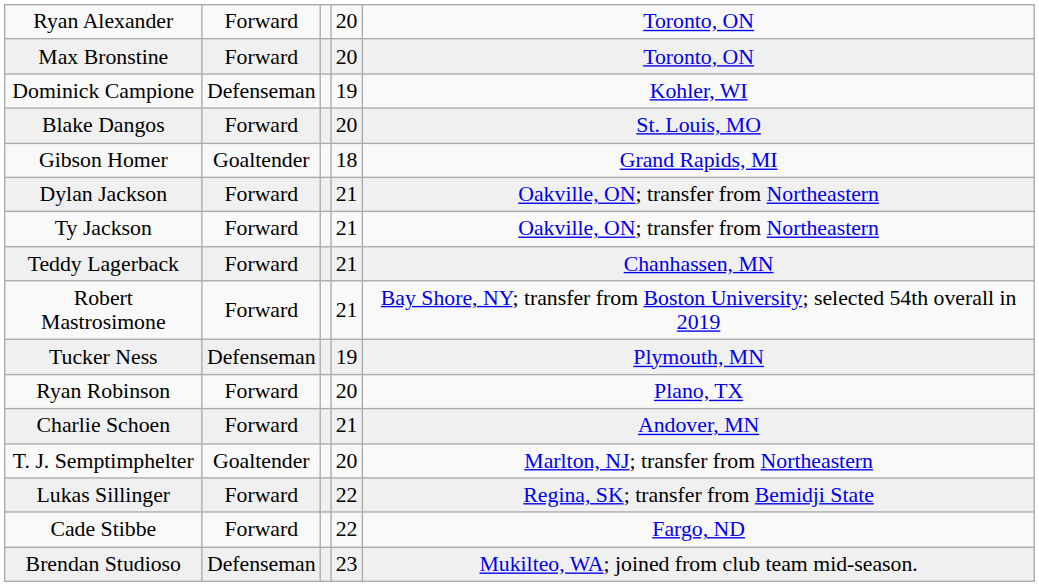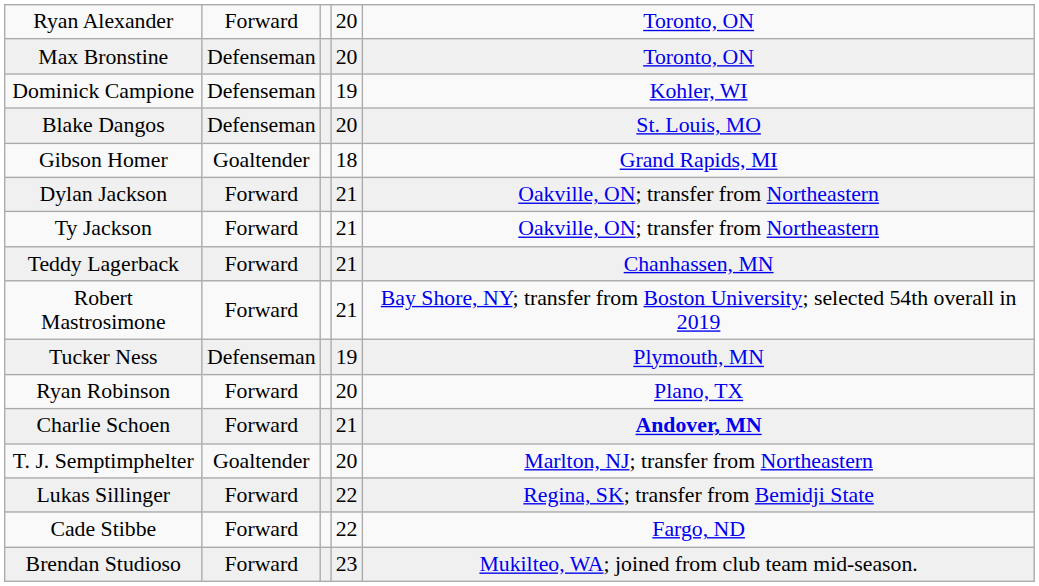(261, 56) Forward -> (261, 56) Defenseman
(261, 125) Forward -> (261, 125) Defenseman
(699, 425) normal -> (699, 425) bold
(261, 563) Defenseman -> (261, 563) Forward
